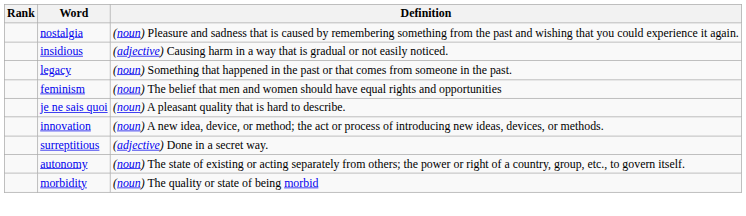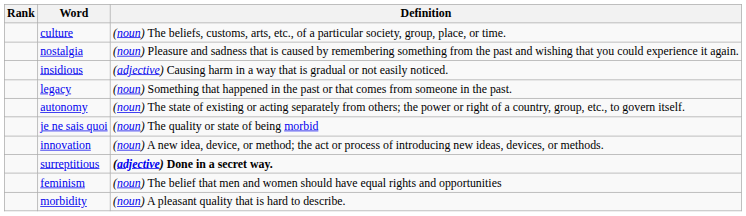+ row: (57, 32)
rows swapped: (63, 88) <-> (64, 164)
(229, 107) (noun) A pleasant quality that is hard to describe. -> (216, 126) (noun) The quality or state of being morbid
(191, 145) normal -> (193, 164) bold
(216, 182) (noun) The quality or state of being morbid -> (229, 201) (noun) A pleasant quality that is hard to describe.
